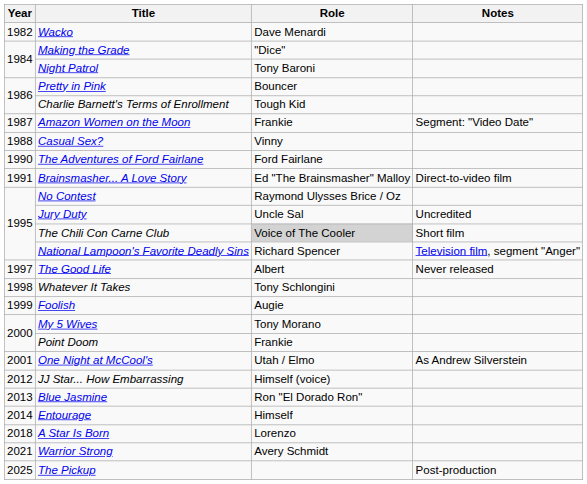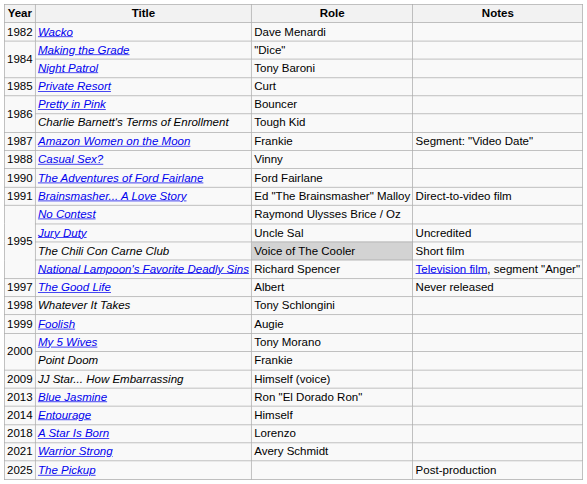+ row: (74, 86)
- row: (95, 360)
(20, 379) 2012 -> (20, 379) 2009
